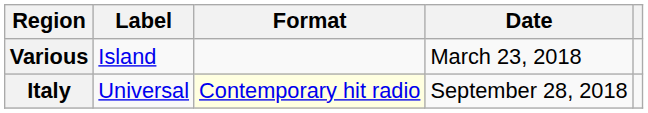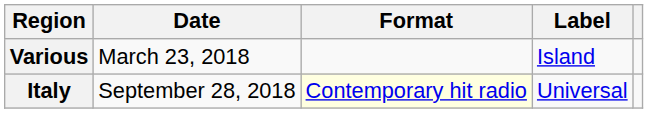columns swapped: (529, 21) <-> (144, 21)
